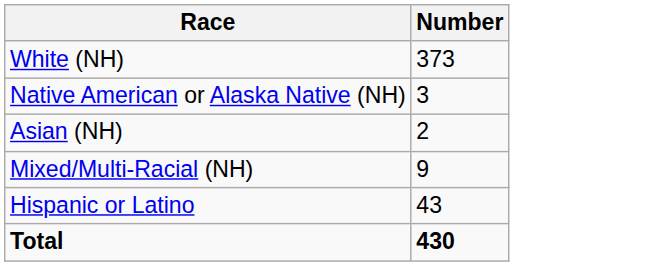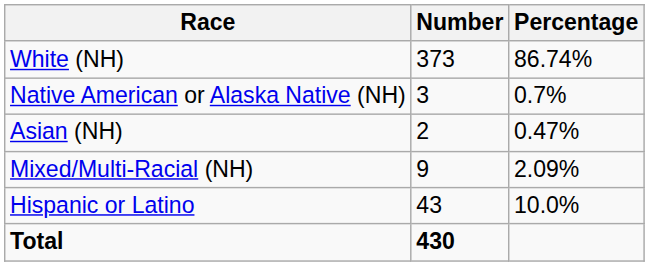+ column: (576, 22)
